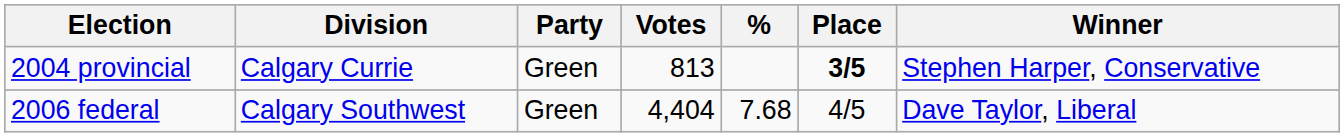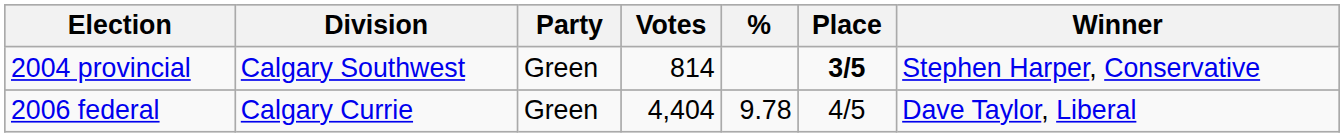(327, 68) Calgary Currie -> (353, 68) Calgary Southwest
(692, 68) 813 -> (692, 68) 814
(353, 110) Calgary Southwest -> (327, 110) Calgary Currie
(766, 110) 7.68 -> (766, 110) 9.78
